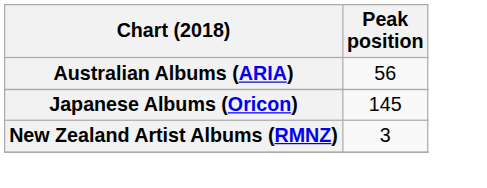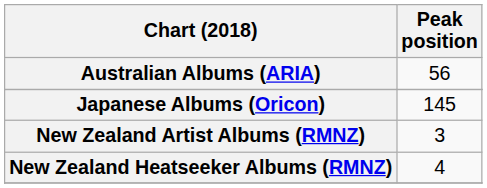+ row: (201, 167)
